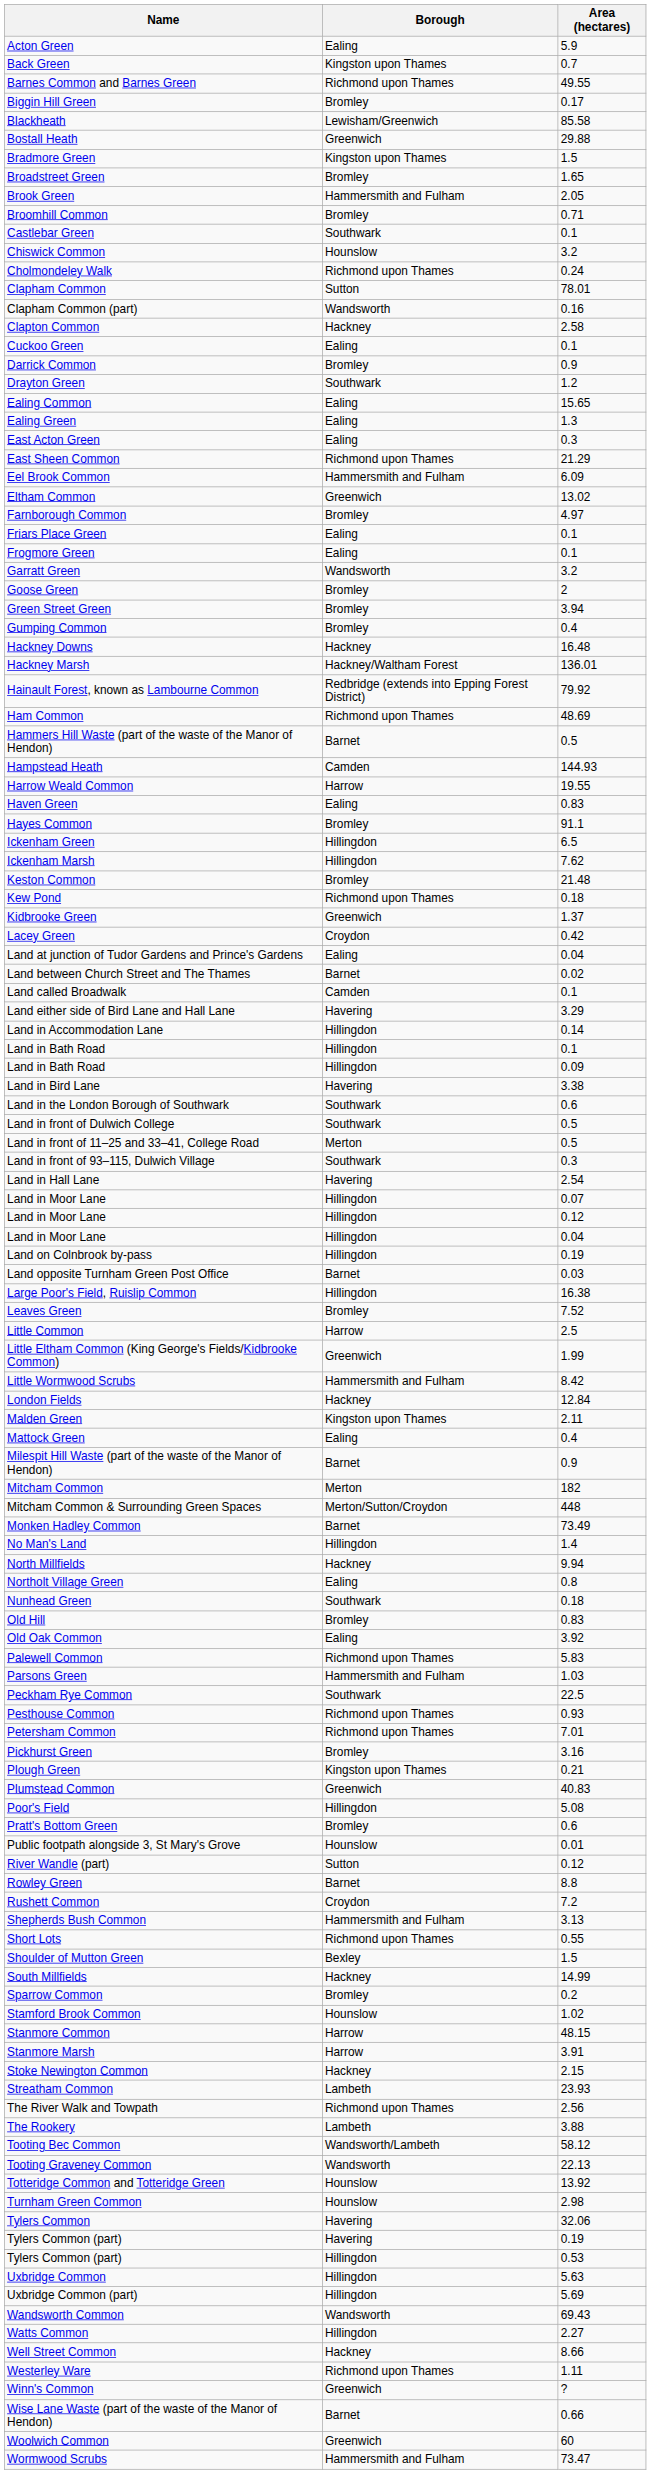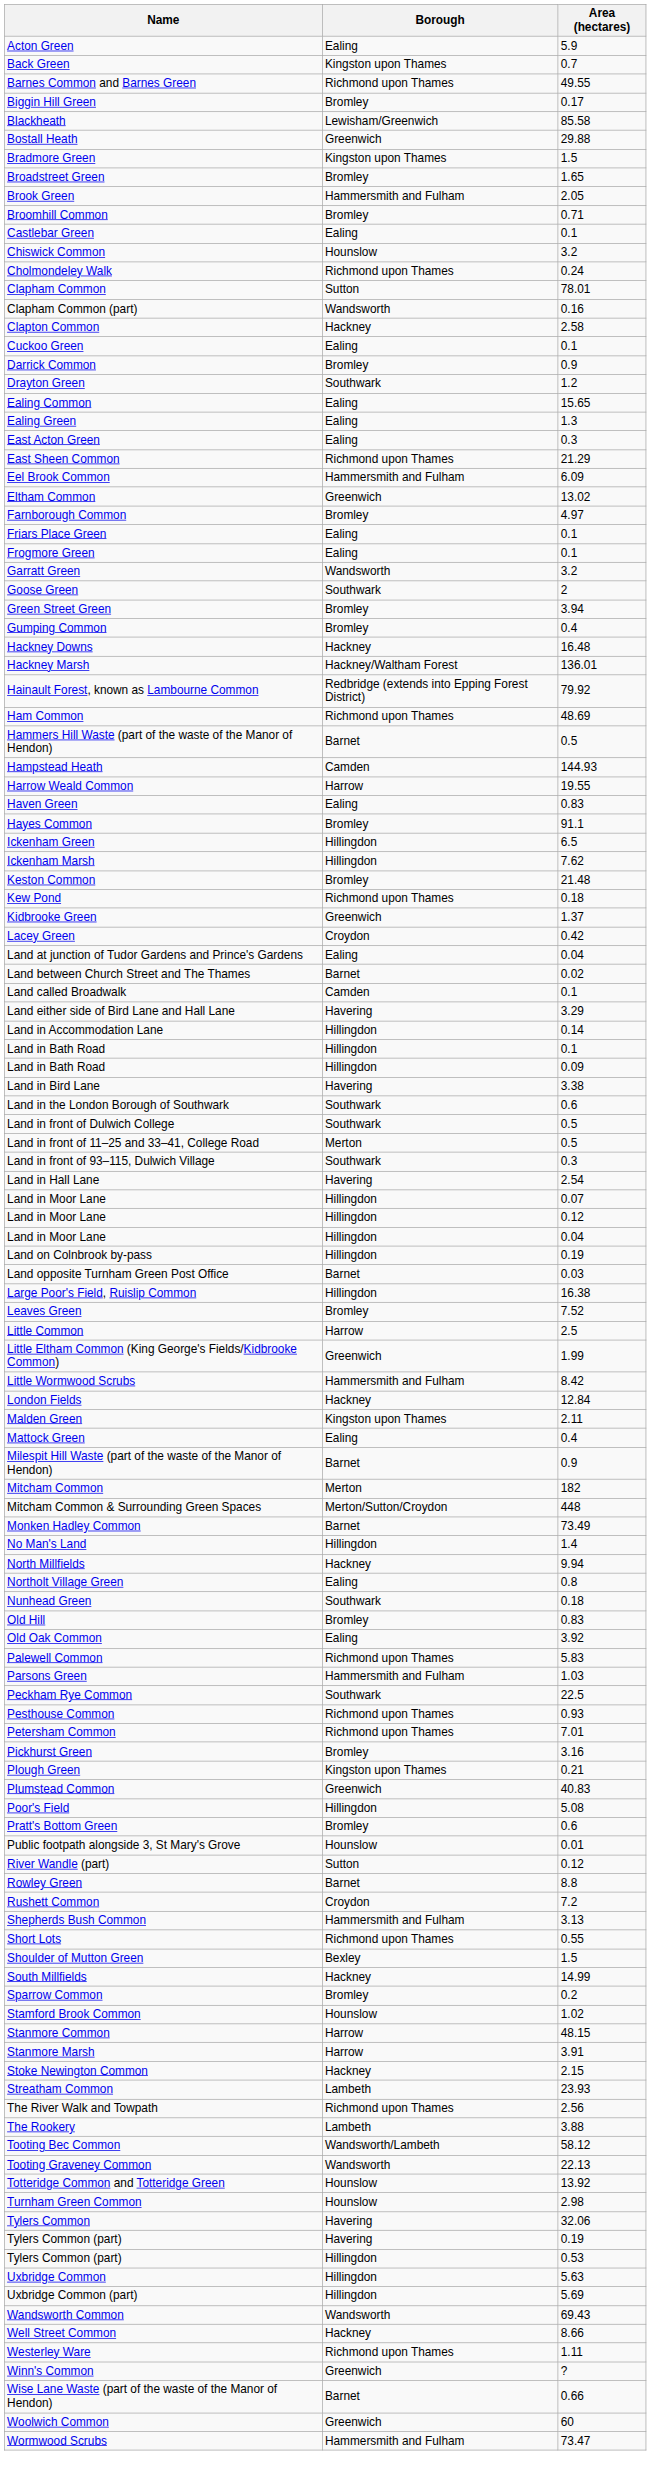(353, 233) Southwark -> (341, 233) Ealing
(347, 590) Bromley -> (353, 590) Southwark
- row: (48, 2333)
